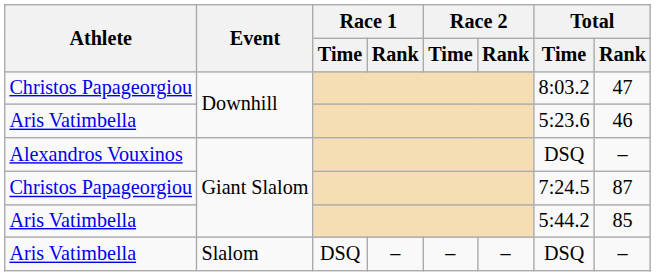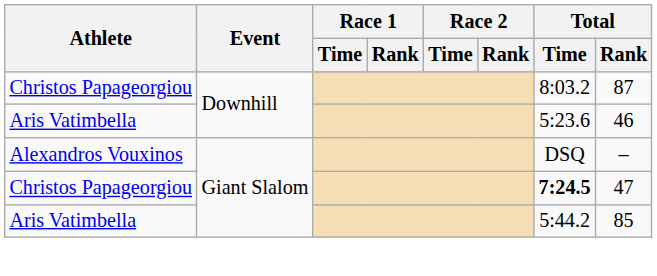(623, 88) 47 -> (624, 88) 87
(564, 187) normal -> (565, 187) bold
(623, 187) 87 -> (624, 187) 47
- row: (73, 254)
